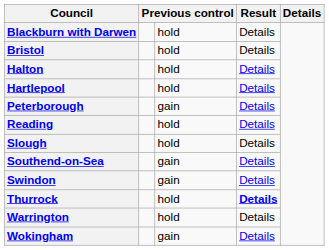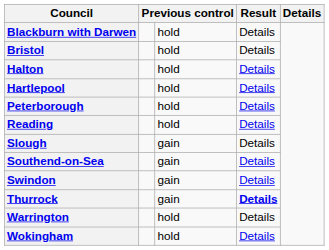(169, 106) gain -> (169, 106) hold
(169, 143) hold -> (169, 143) gain
(169, 198) hold -> (169, 198) gain
(169, 236) gain -> (169, 236) hold
